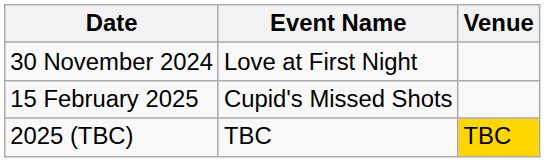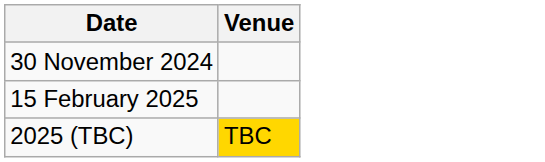- column: (338, 23)
